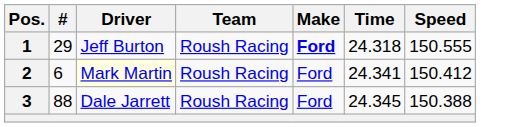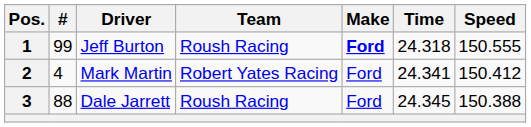(63, 46) 29 -> (63, 46) 99
(58, 73) 6 -> (58, 73) 4
(126, 73) lightyellow background -> (126, 73) no background
(234, 73) Roush Racing -> (259, 73) Robert Yates Racing
